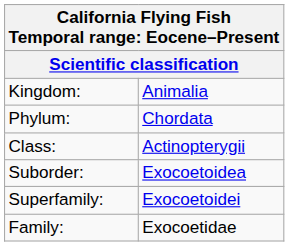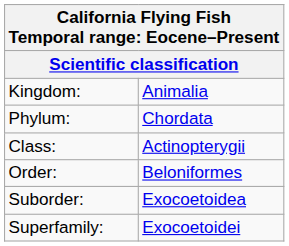+ row: (33, 173)
- row: (36, 227)
